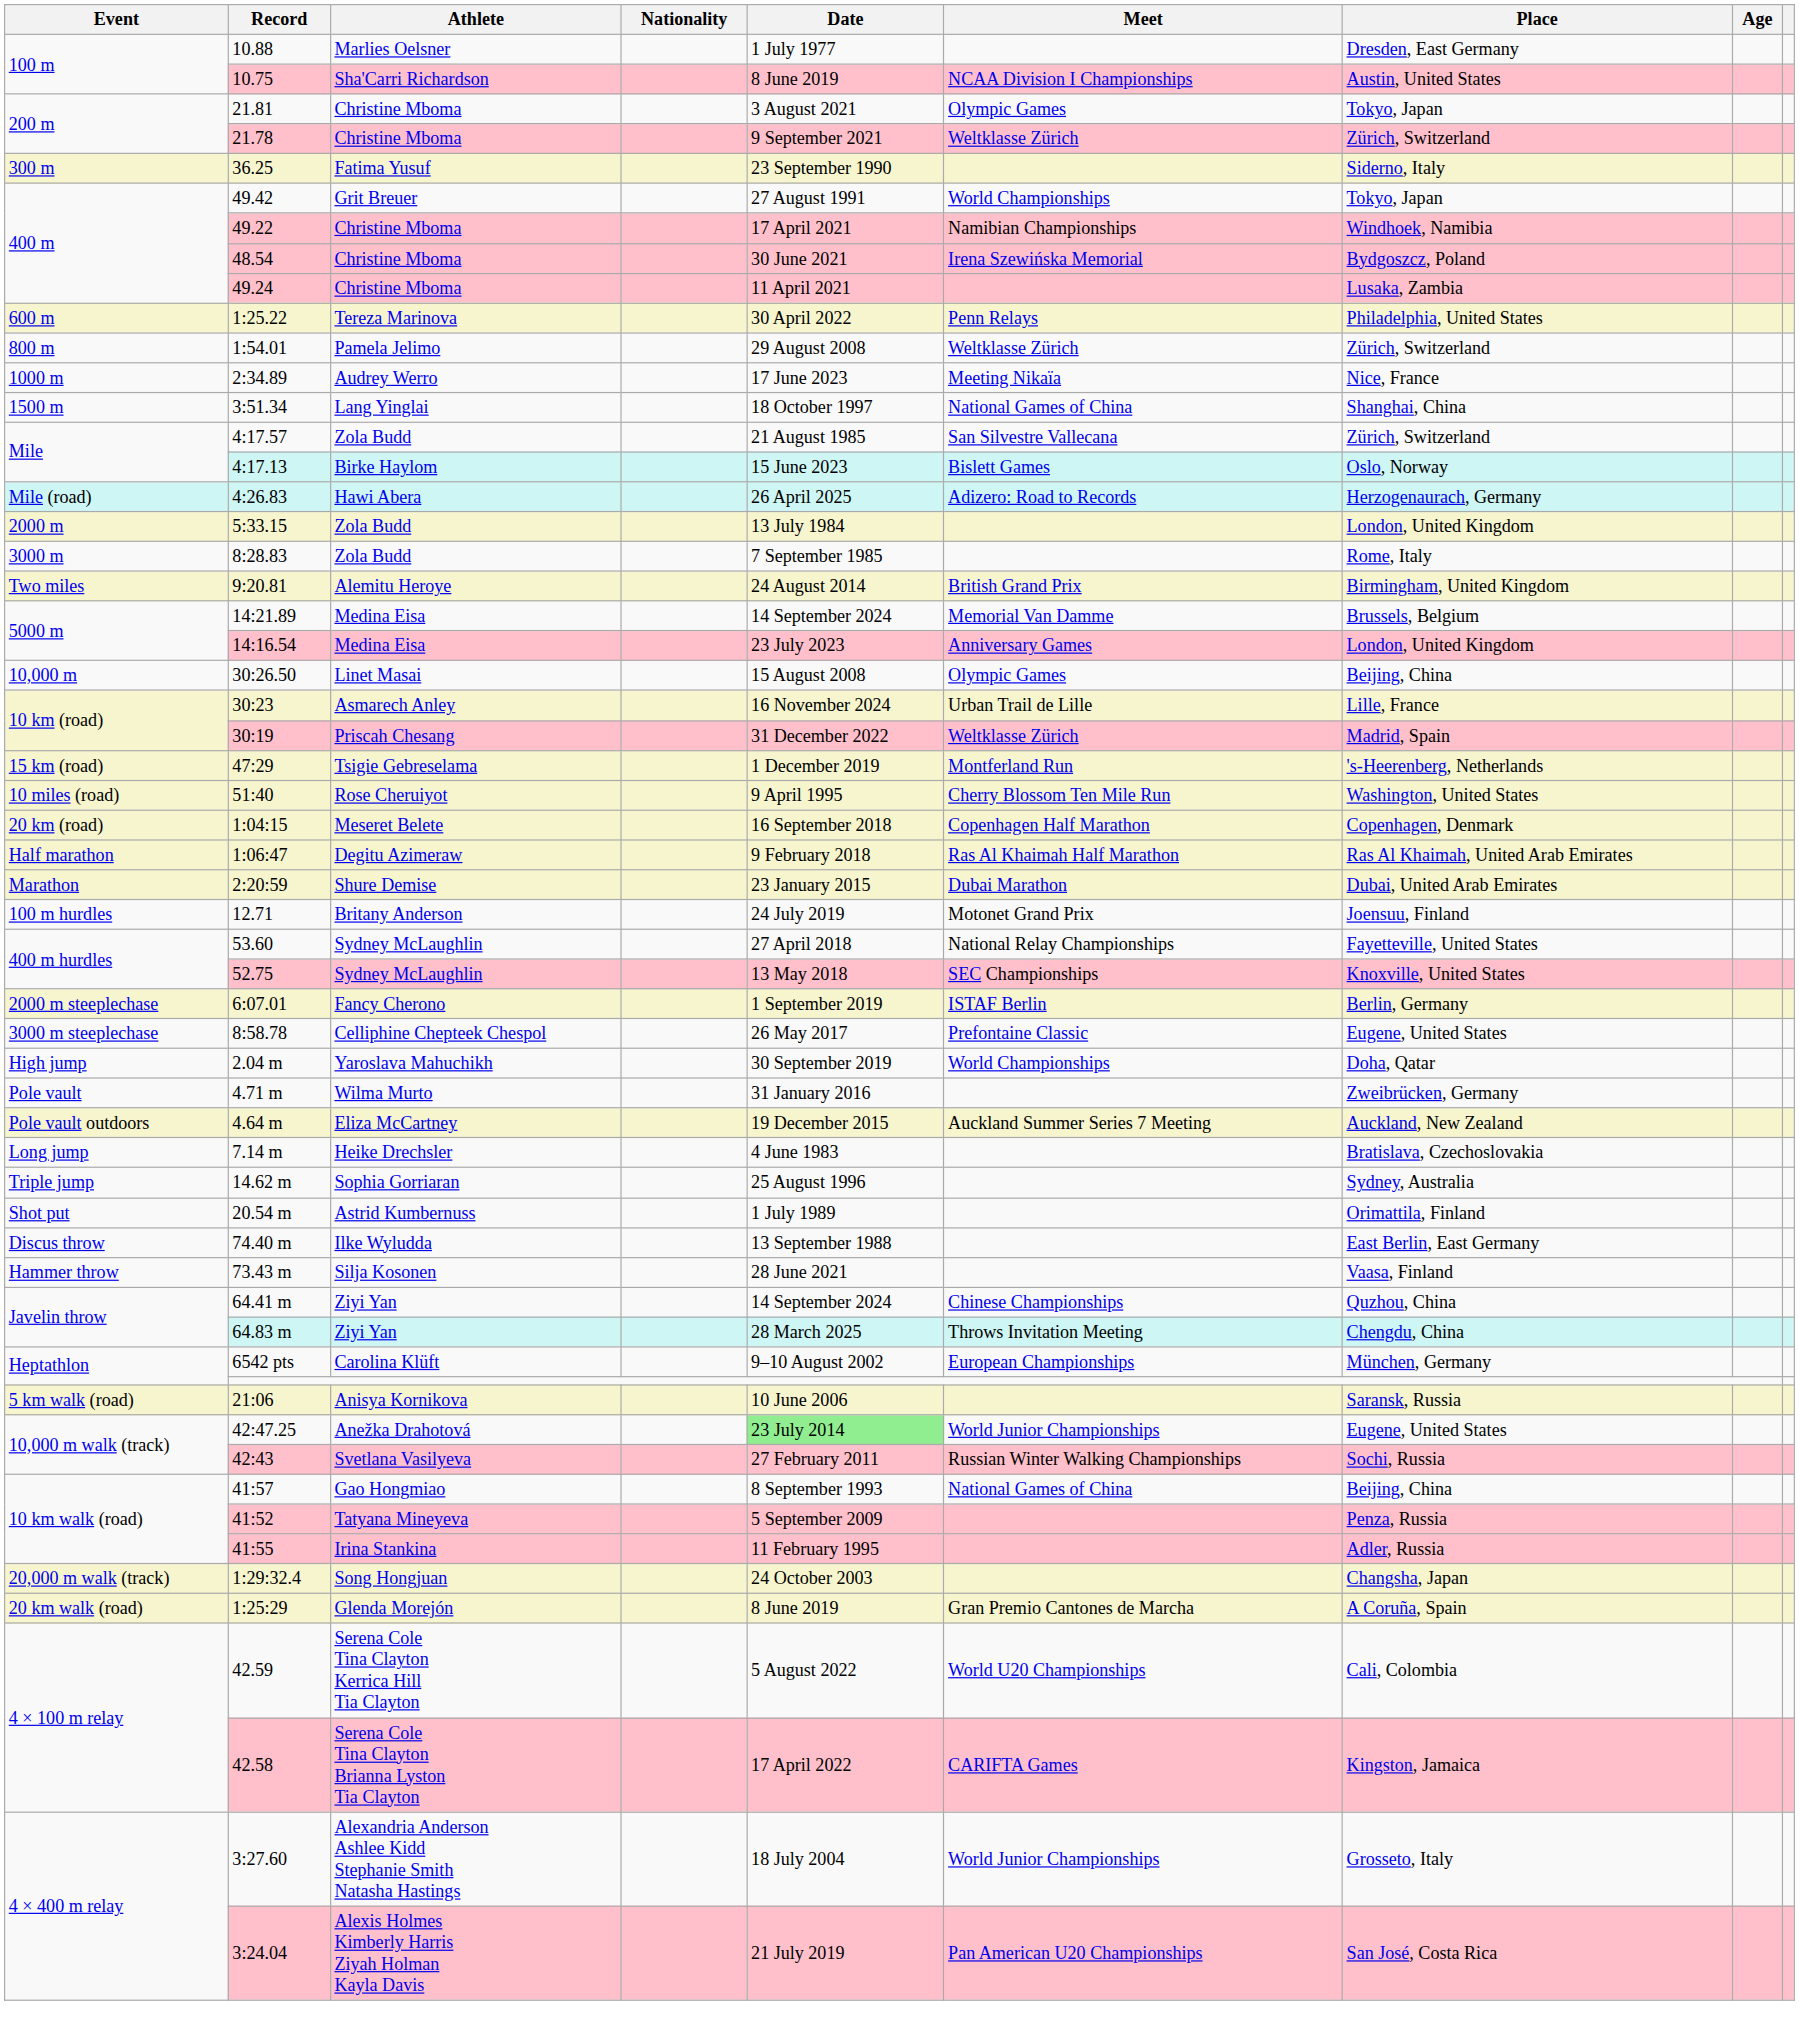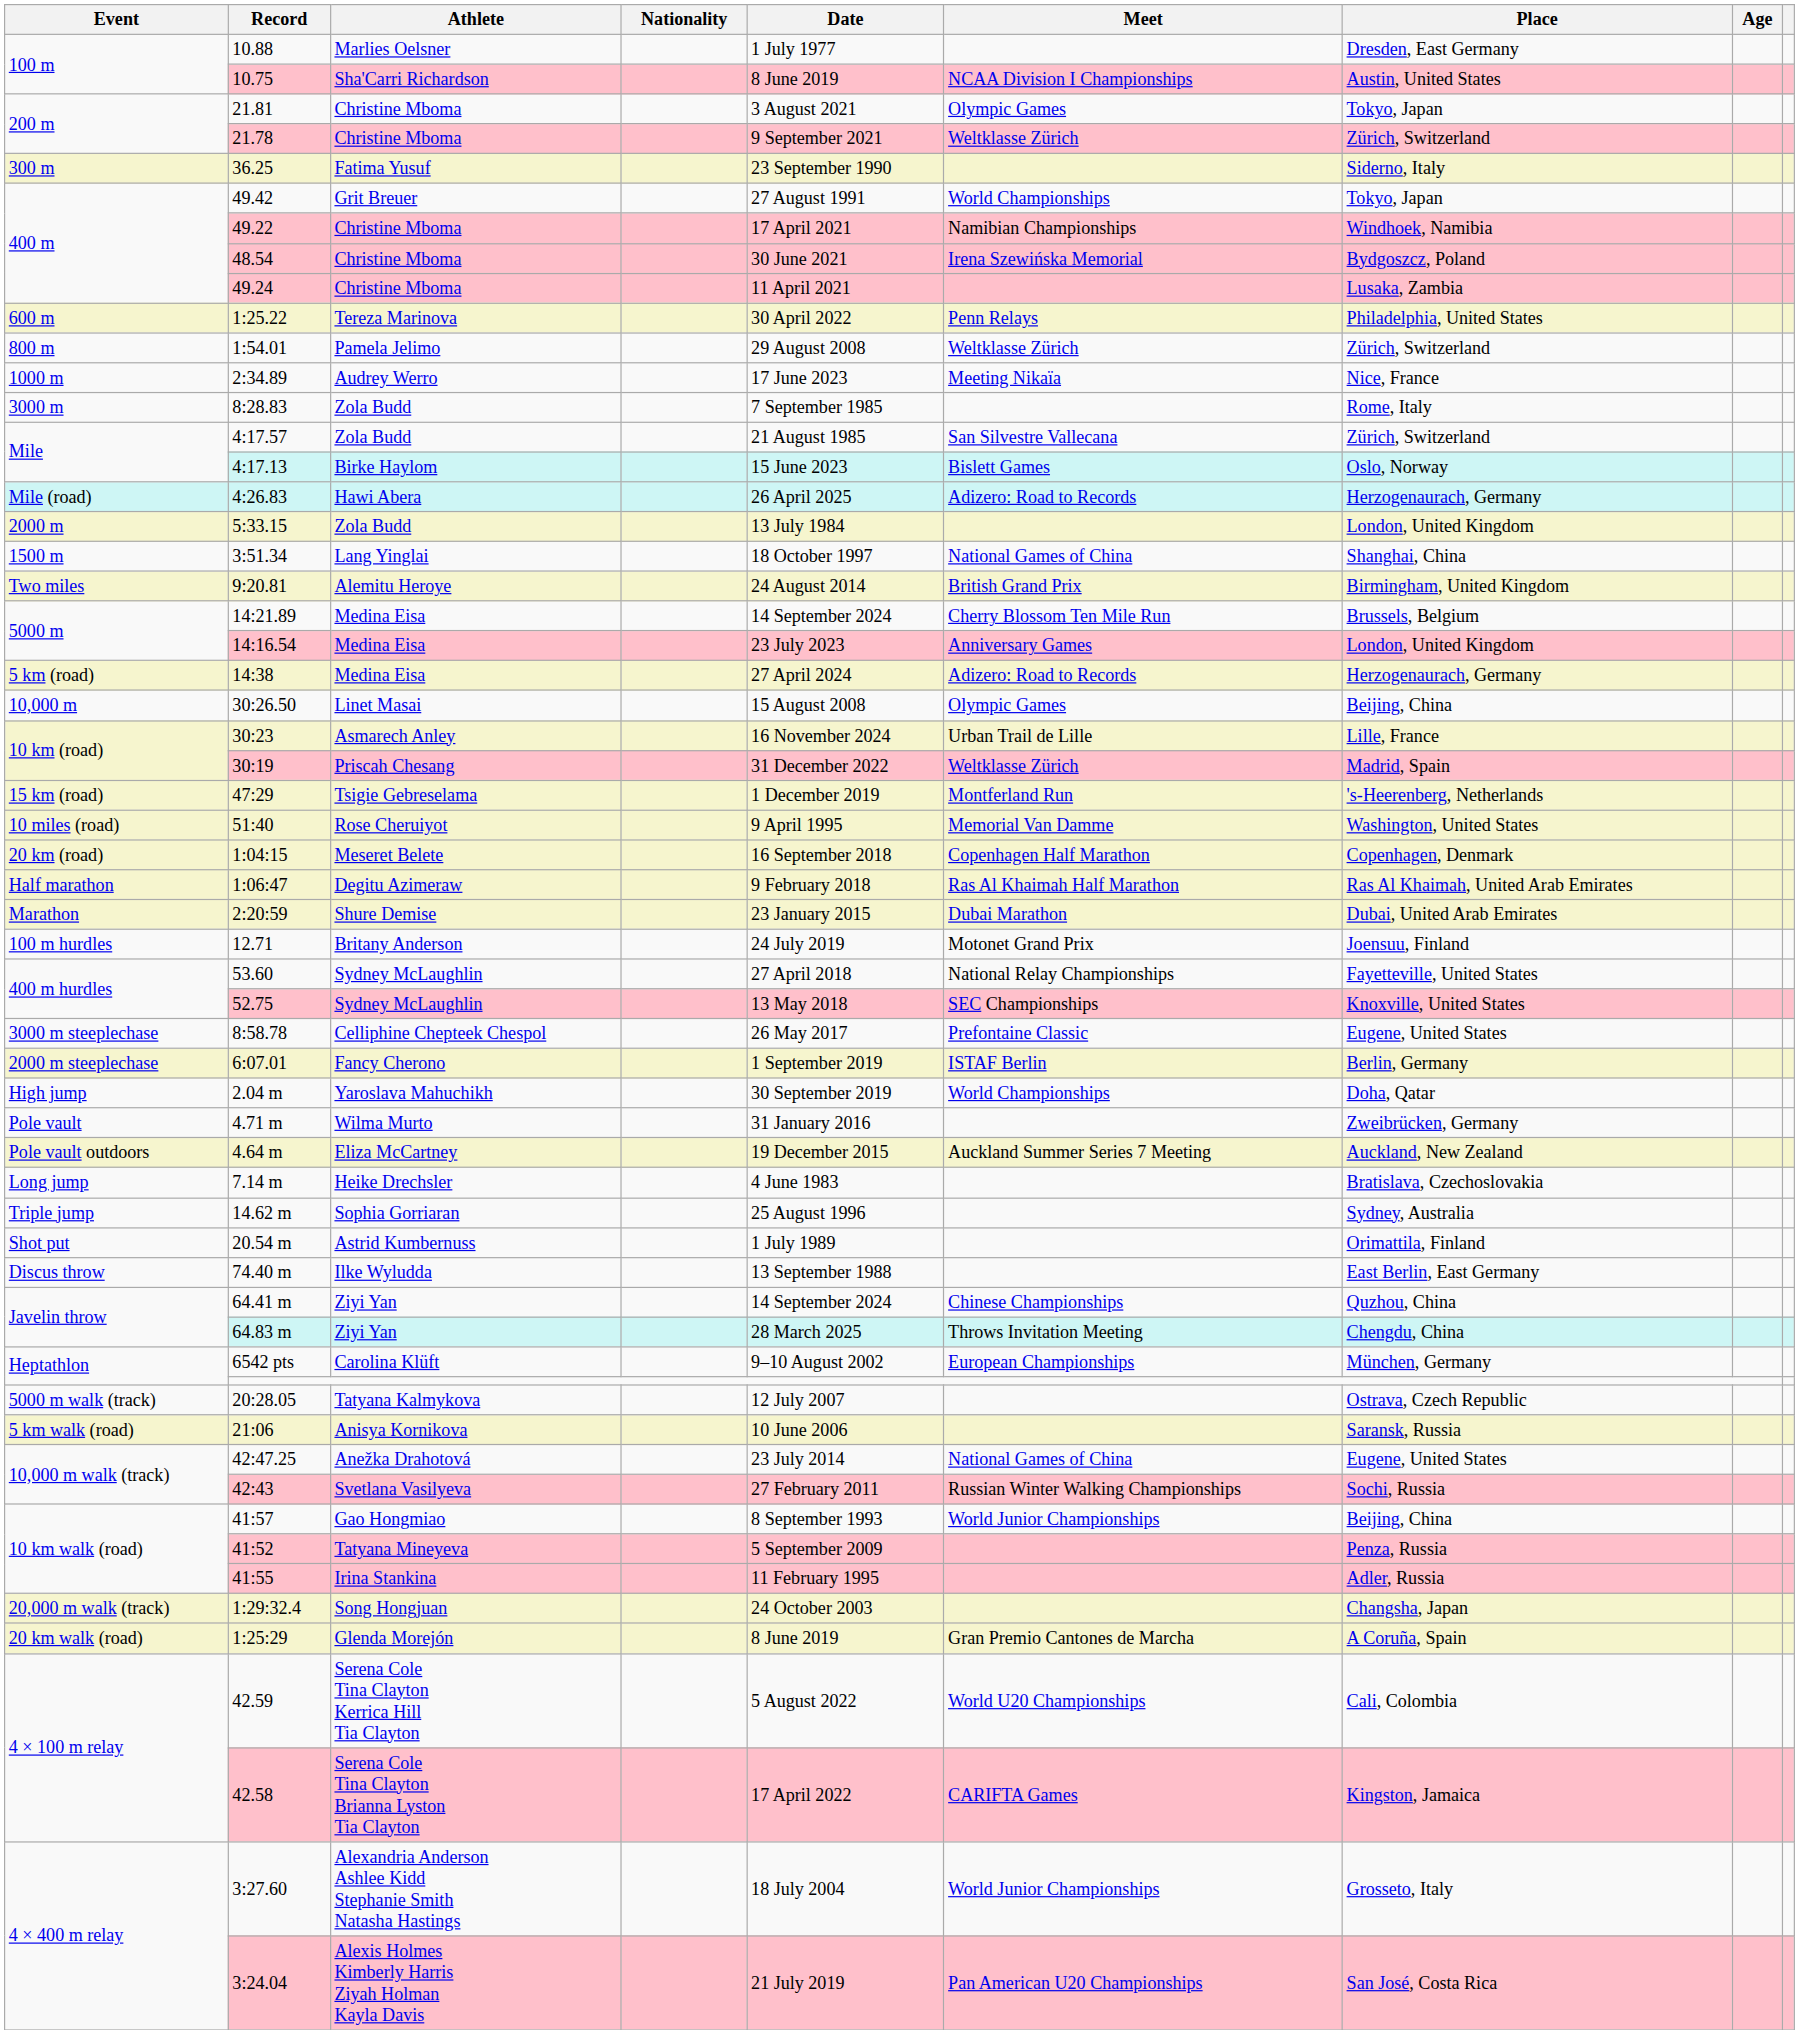rows swapped: (260, 407) <-> (260, 556)
(1031, 616) Memorial Van Damme -> (1059, 616) Cherry Blossom Ten Mile Run
+ row: (253, 675)
(1059, 795) Cherry Blossom Ten Mile Run -> (1031, 824) Memorial Van Damme
rows swapped: (260, 1003) <-> (260, 1033)
- row: (262, 1272)
+ row: (264, 1399)
(798, 1429) lightgreen background -> (798, 1459) no background
(1054, 1429) World Junior Championships -> (1040, 1459) National Games of China
(1040, 1489) National Games of China -> (1054, 1519) World Junior Championships
